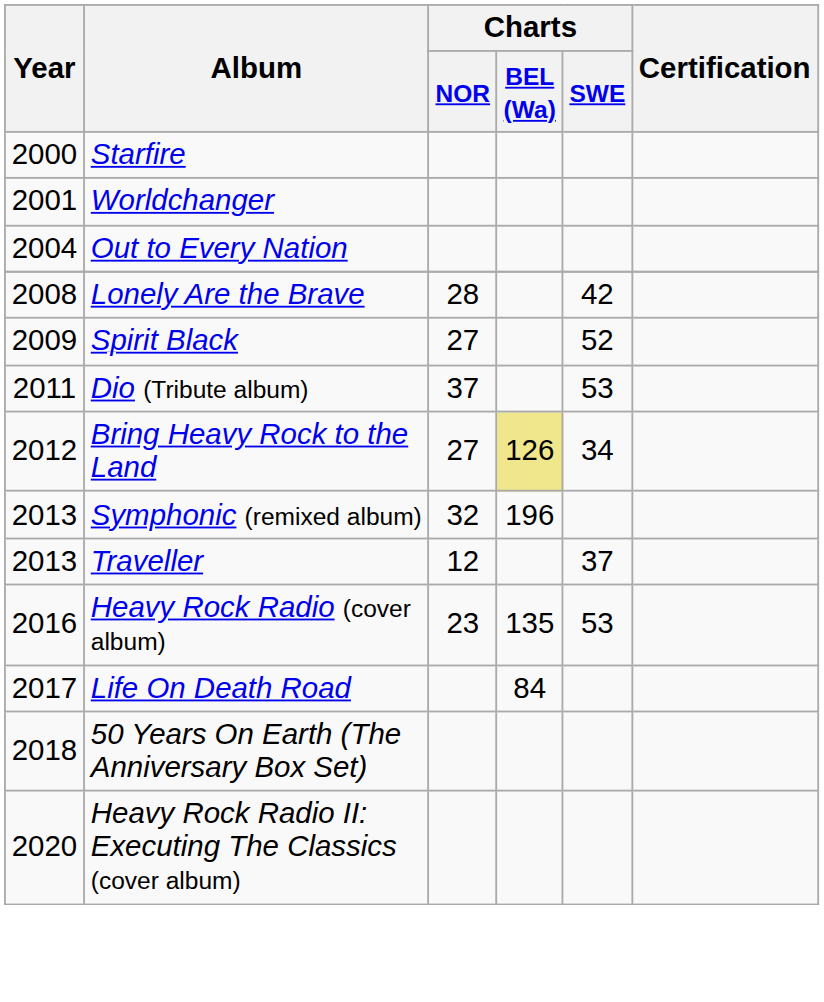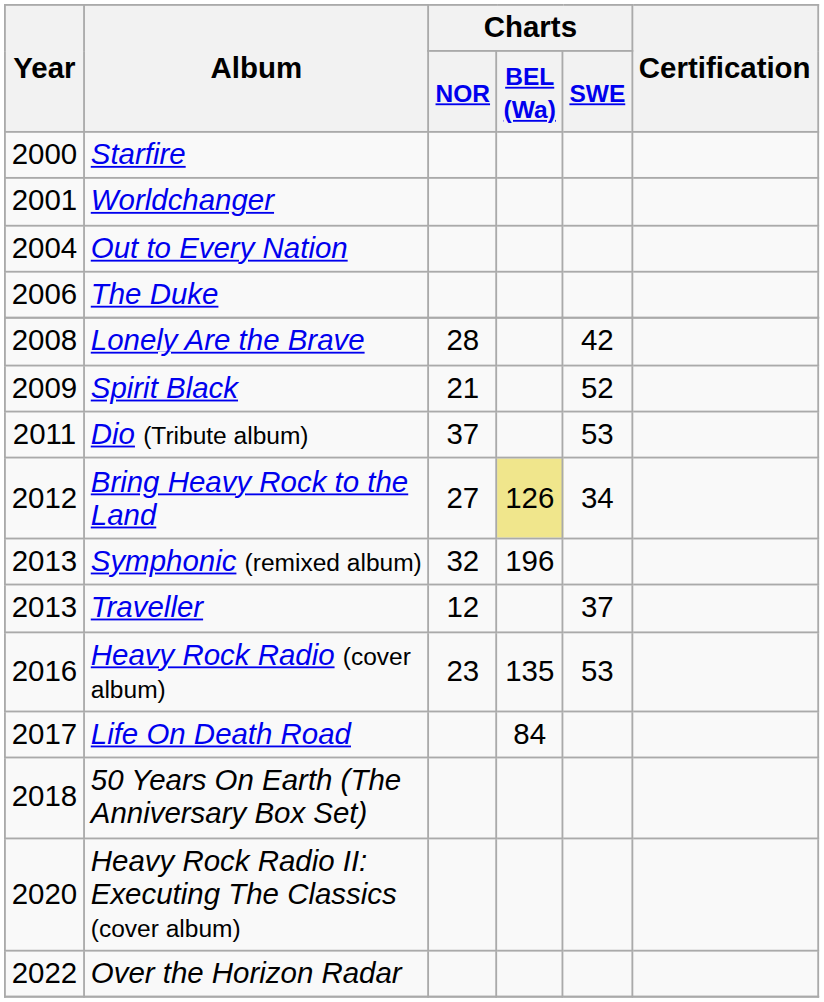+ row: (155, 294)
(463, 341) 27 -> (463, 387) 21
+ row: (246, 973)
